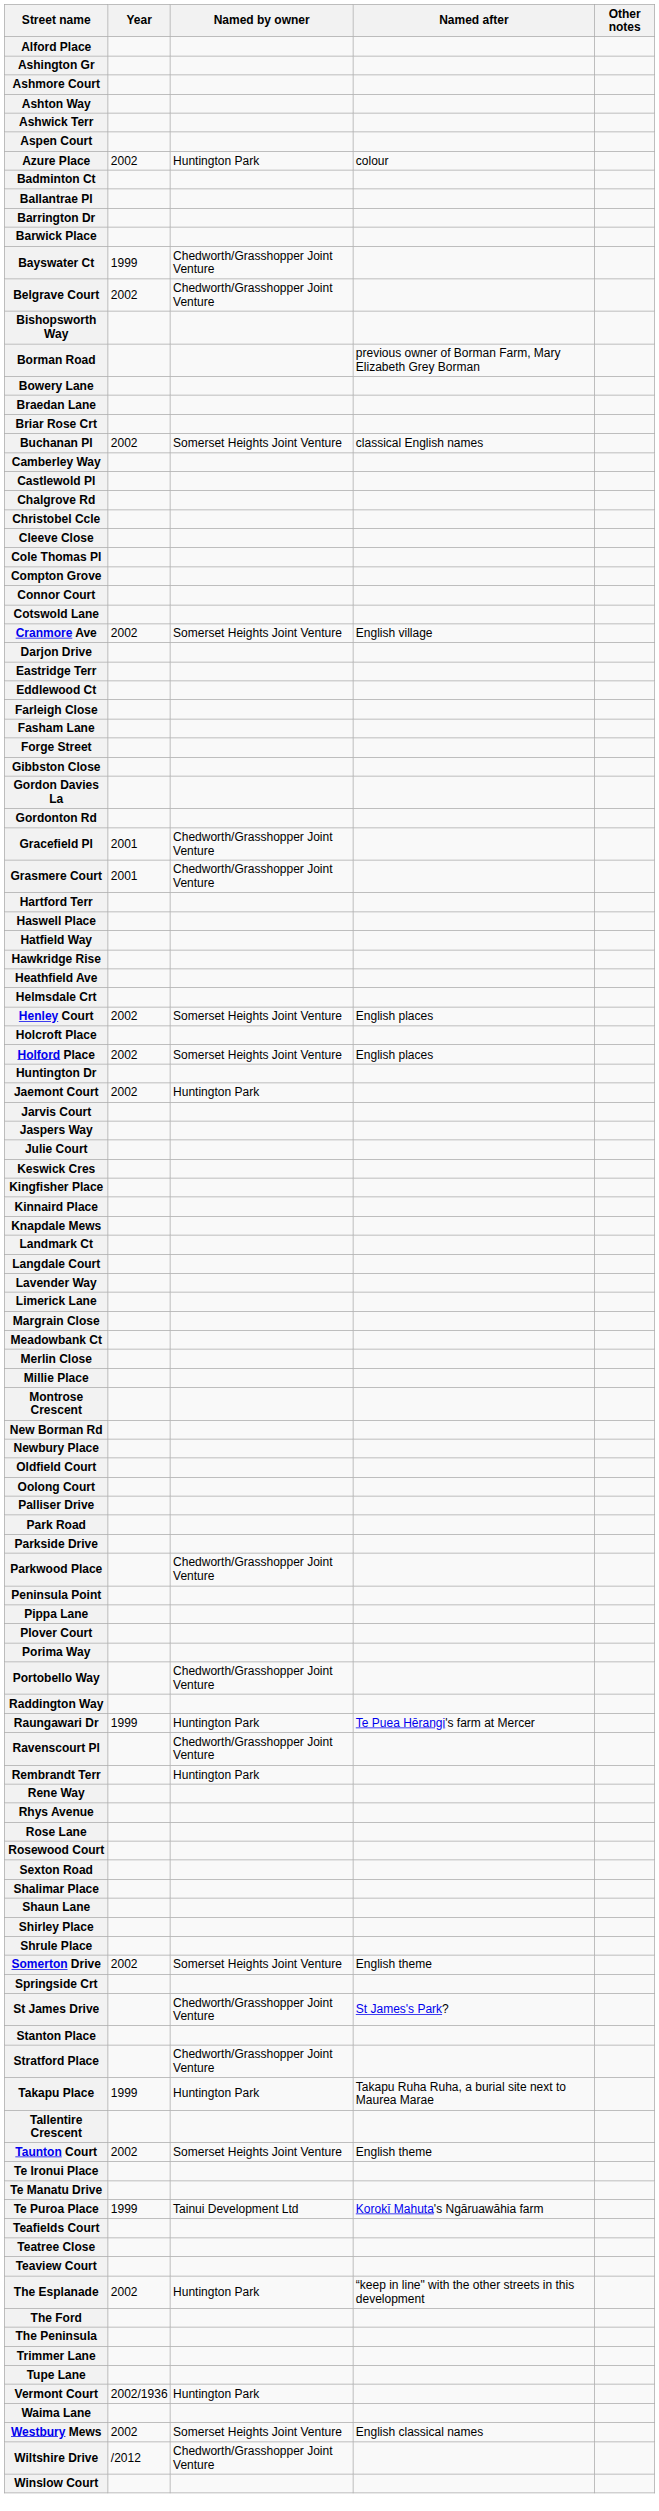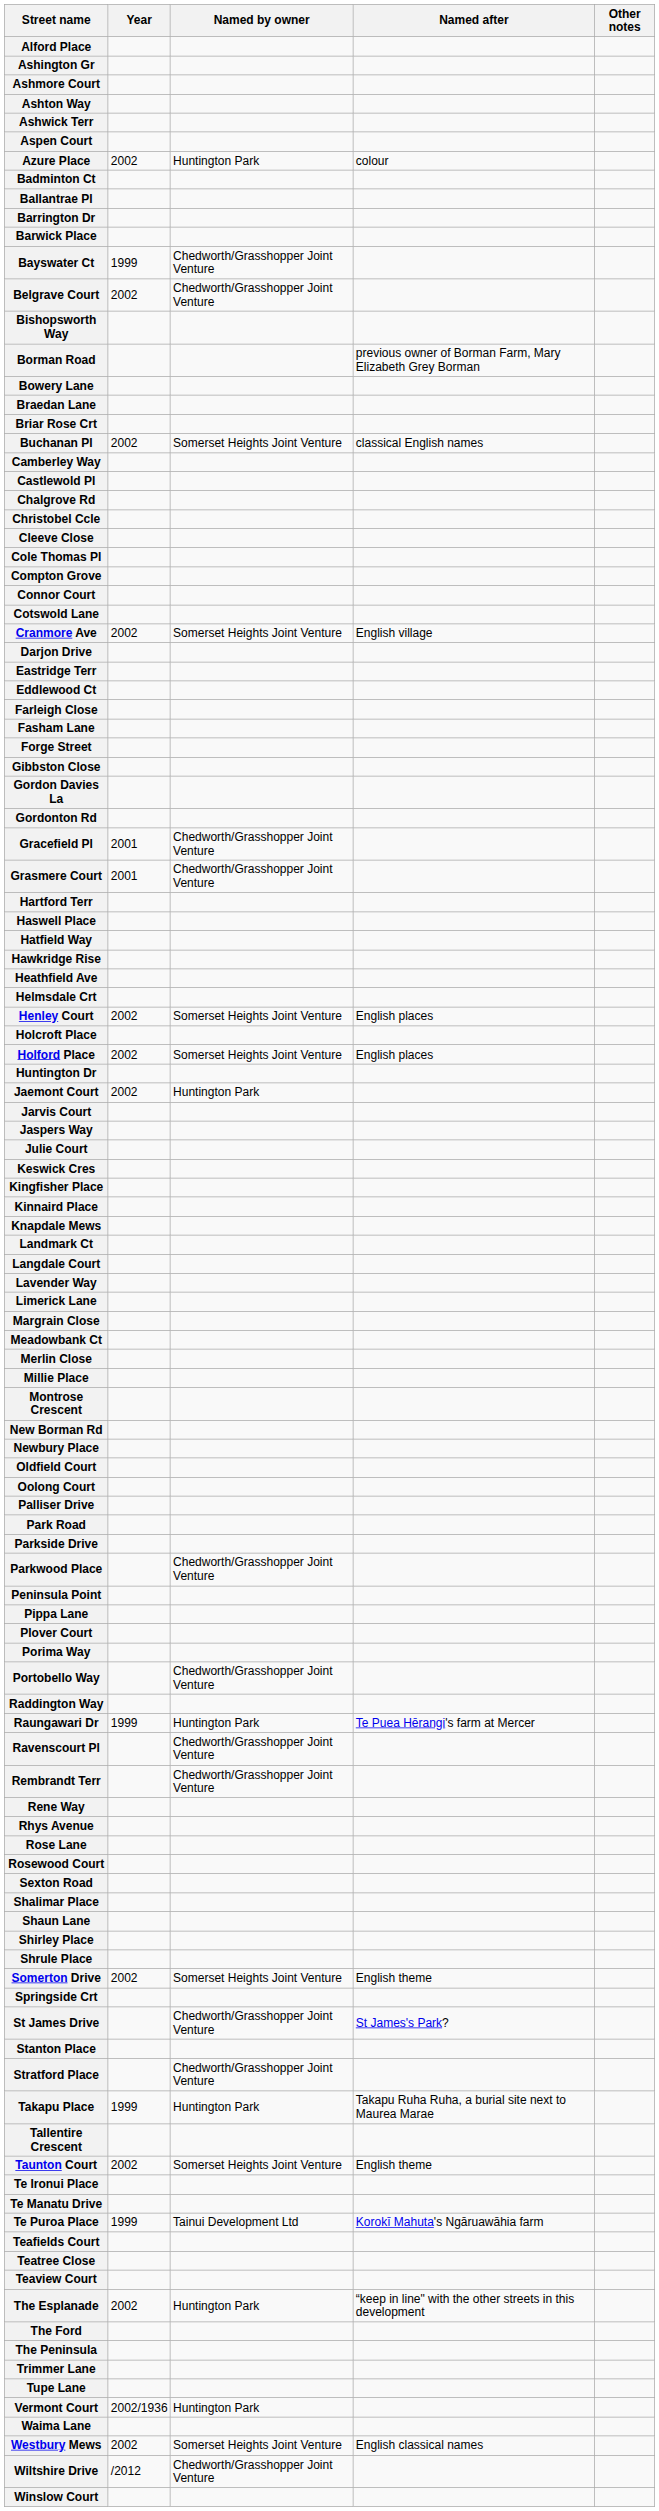(216, 1774) Huntington Park -> (253, 1781) Chedworth/Grasshopper Joint Venture
